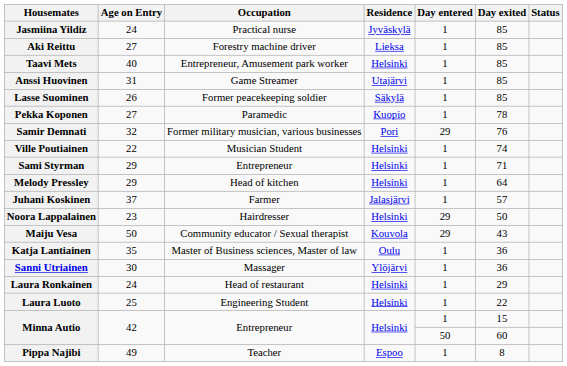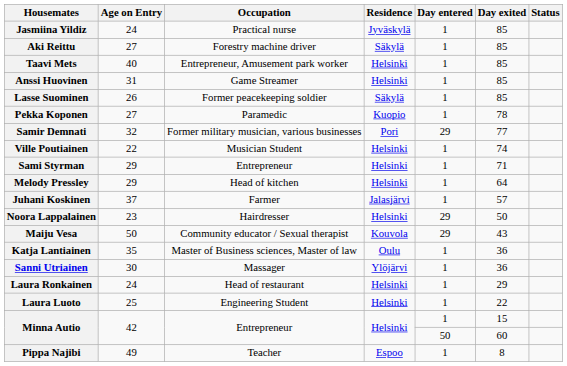(389, 47) Lieksa -> (389, 47) Säkylä
(389, 81) Utajärvi -> (389, 81) Helsinki
(502, 132) 76 -> (502, 132) 77
